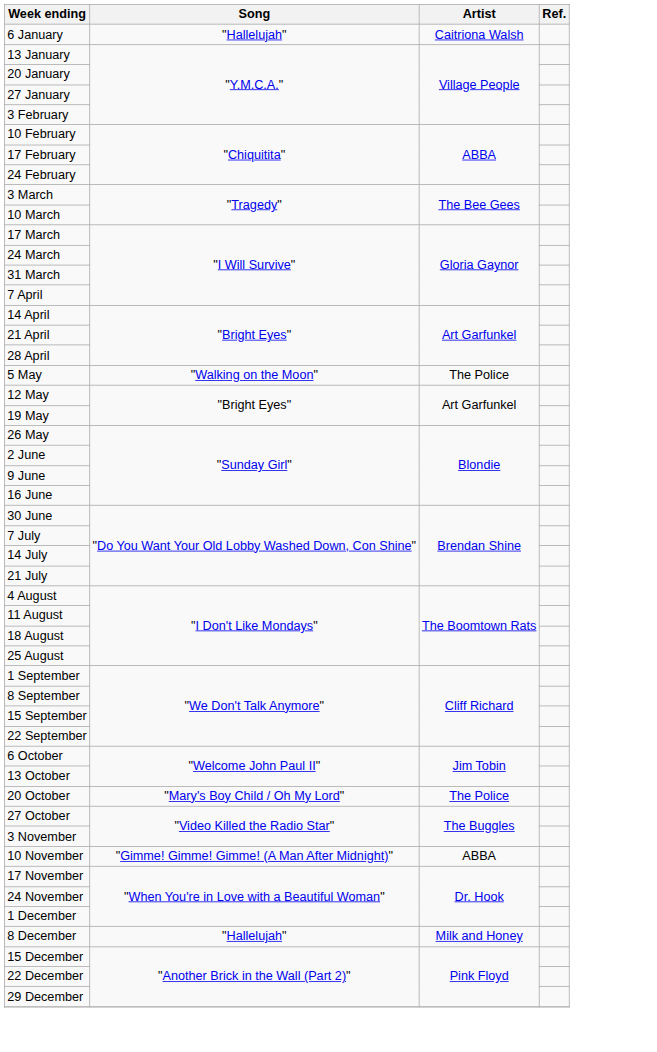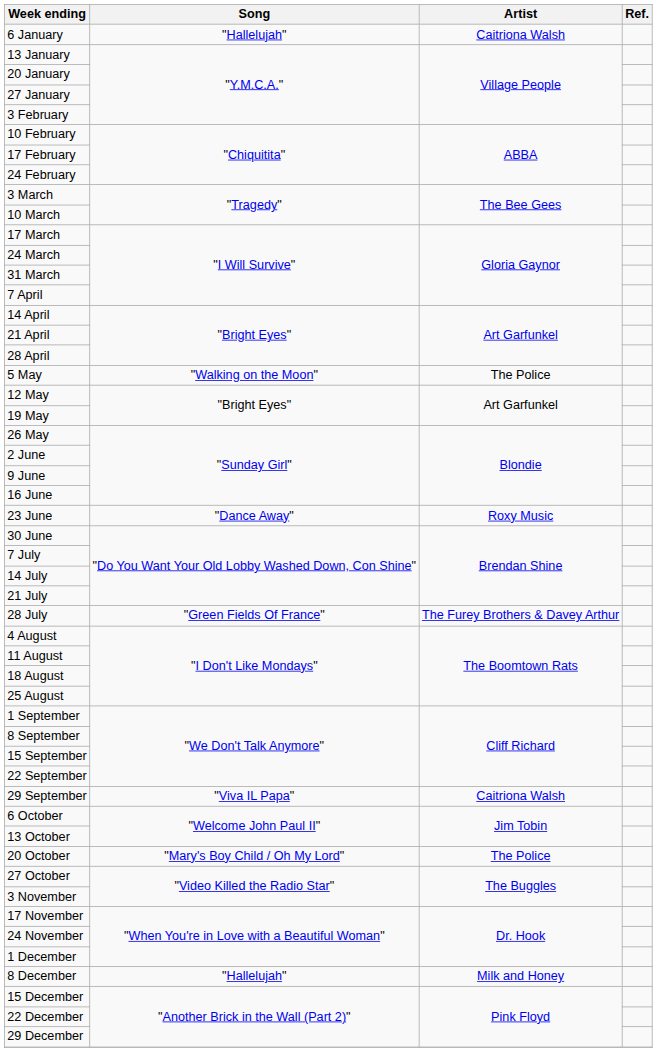+ row: (30, 515)
+ row: (27, 615)
+ row: (47, 796)
- row: (45, 856)
